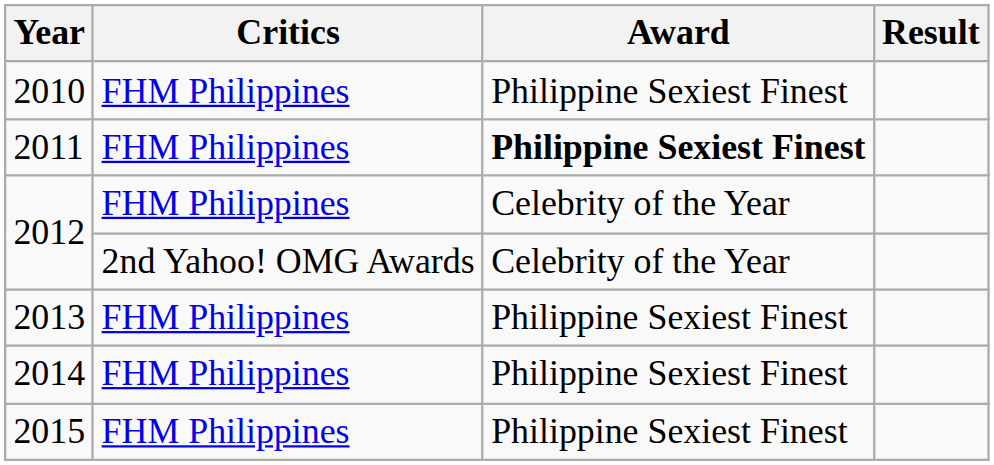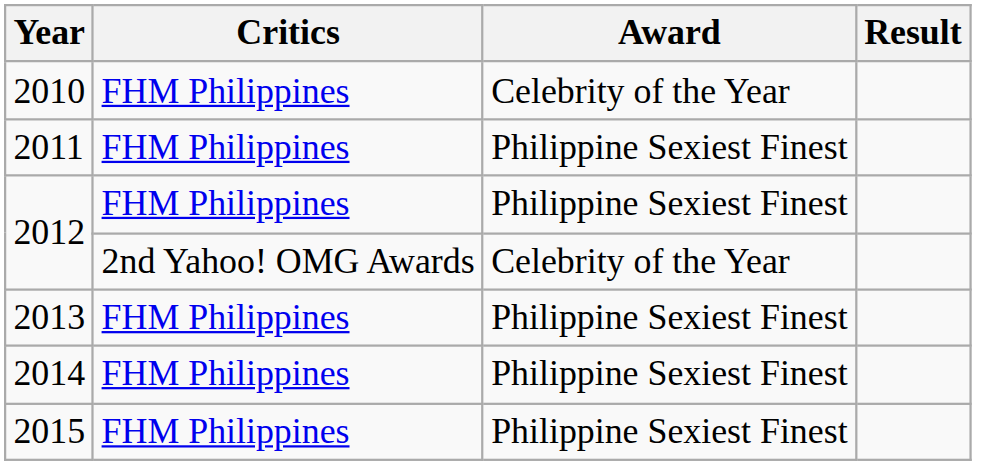(669, 89) Philippine Sexiest Finest -> (640, 89) Celebrity of the Year
(678, 146) bold -> (669, 146) normal
(640, 203) Celebrity of the Year -> (669, 203) Philippine Sexiest Finest
